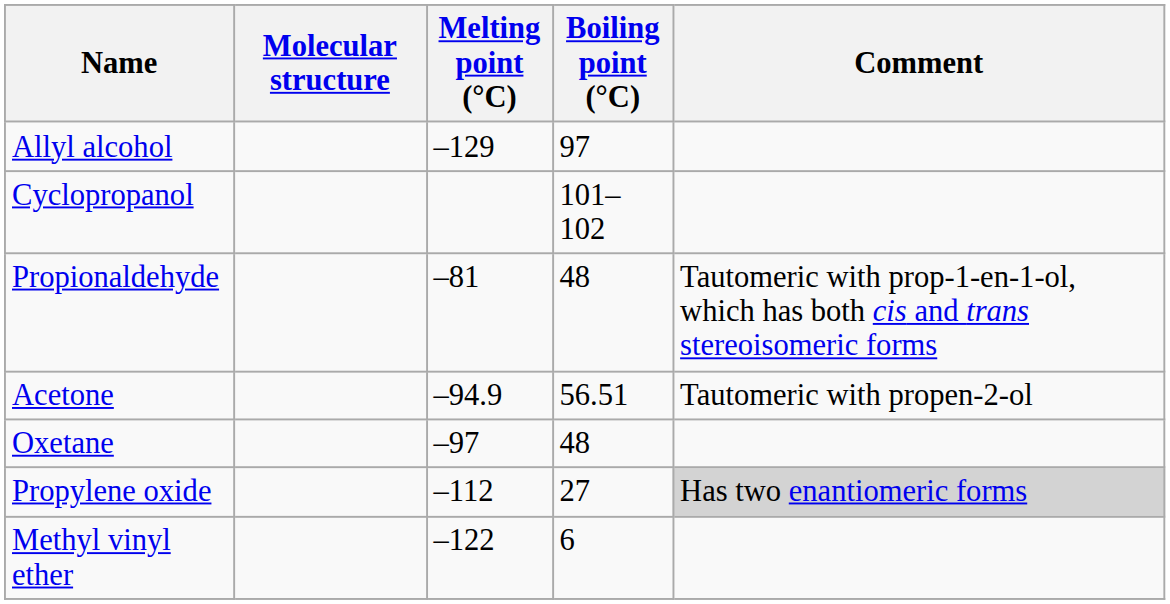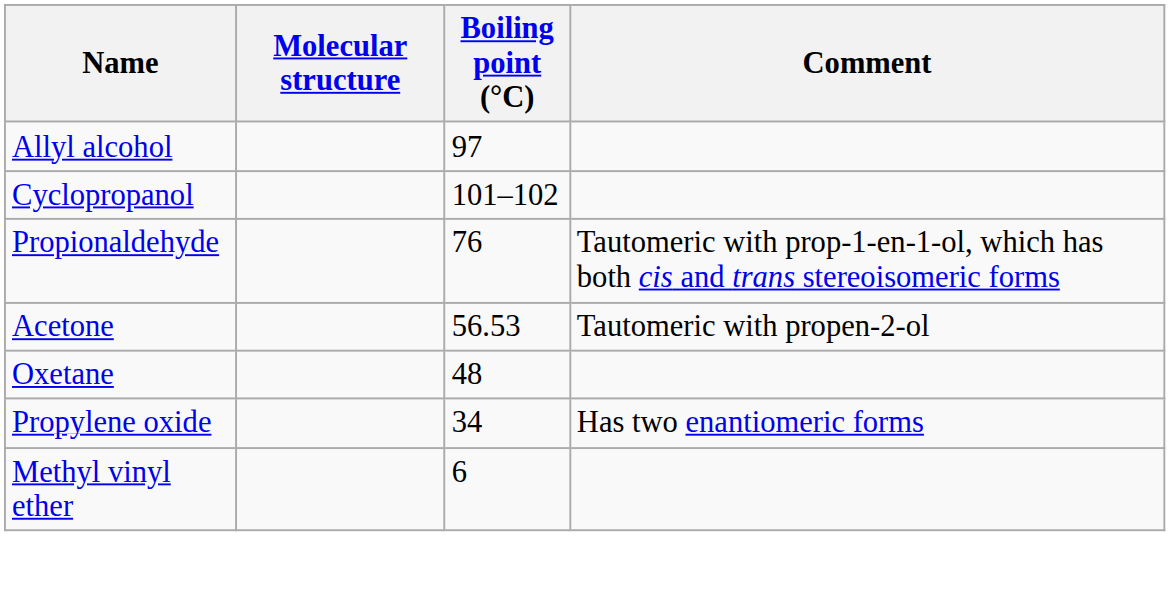- column: (489, 63)
(575, 277) 48 -> (467, 242) 76
(594, 394) 56.51 -> (486, 325) 56.53
(575, 491) 27 -> (467, 422) 34
(854, 491) lightgrey background -> (750, 422) no background
